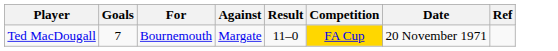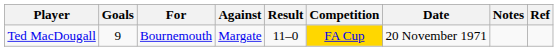+ column: (508, 14)
(118, 35) 7 -> (118, 35) 9
